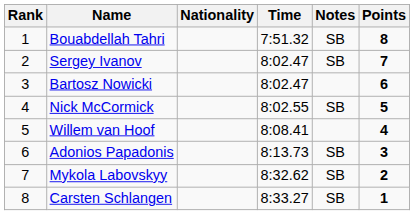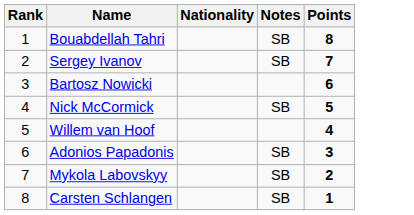- column: (285, 15)
